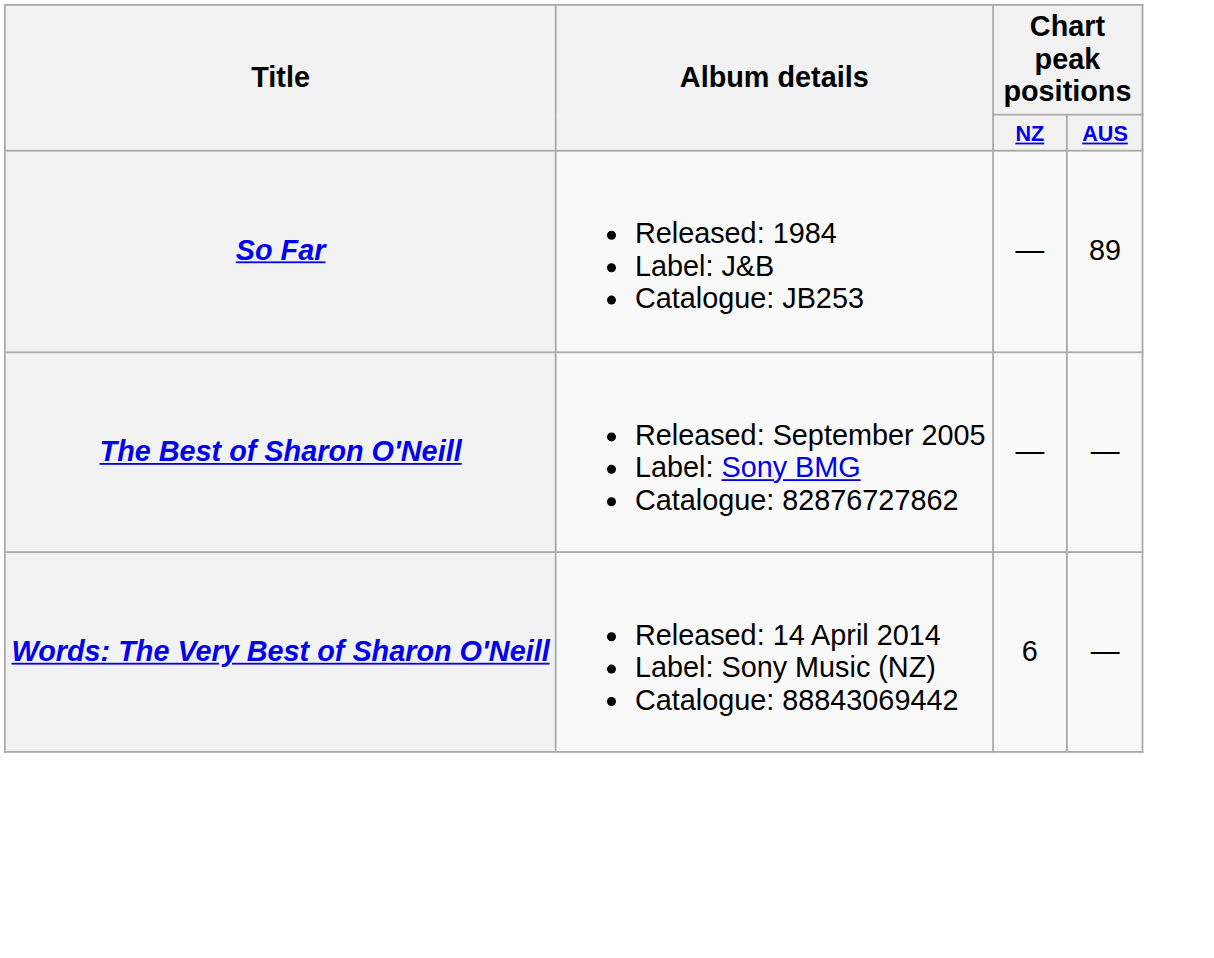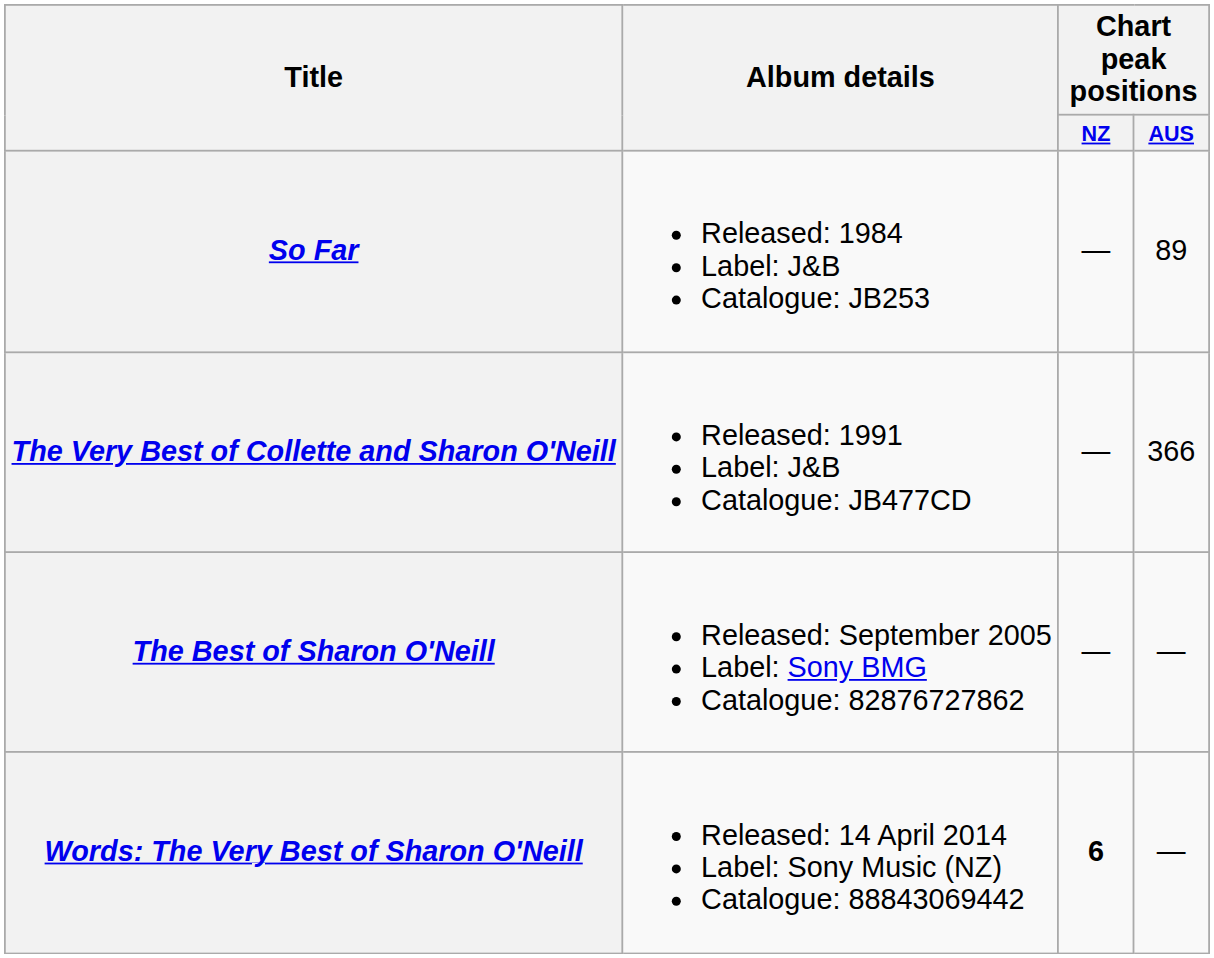+ row: (314, 451)
(1030, 651) normal -> (1096, 852) bold
